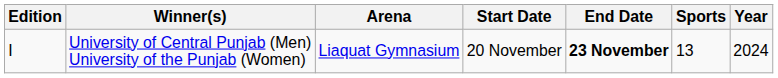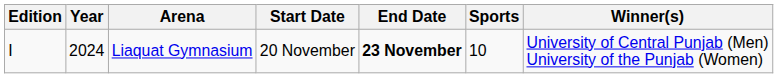columns swapped: (751, 17) <-> (190, 17)
(685, 51) 13 -> (478, 51) 10
